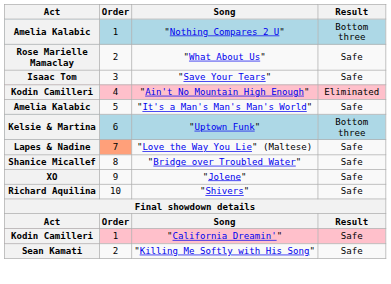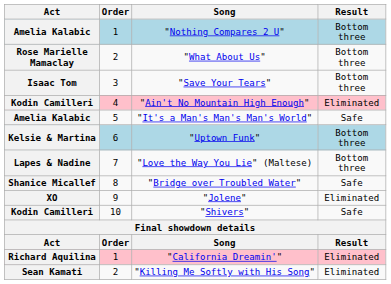(352, 57) Safe -> (352, 57) Bottom three
(352, 77) Safe -> (352, 83) Bottom three
(116, 147) lightsalmon background -> (116, 163) no background
(352, 147) Safe -> (352, 163) Bottom three
(352, 177) Safe -> (352, 198) Eliminated
(52, 192) Richard Aquilina -> (52, 213) Kodin Camilleri
(52, 236) Kodin Camilleri -> (52, 257) Richard Aquilina
(352, 236) Safe -> (352, 257) Eliminated
(352, 251) Safe -> (352, 272) Eliminated
